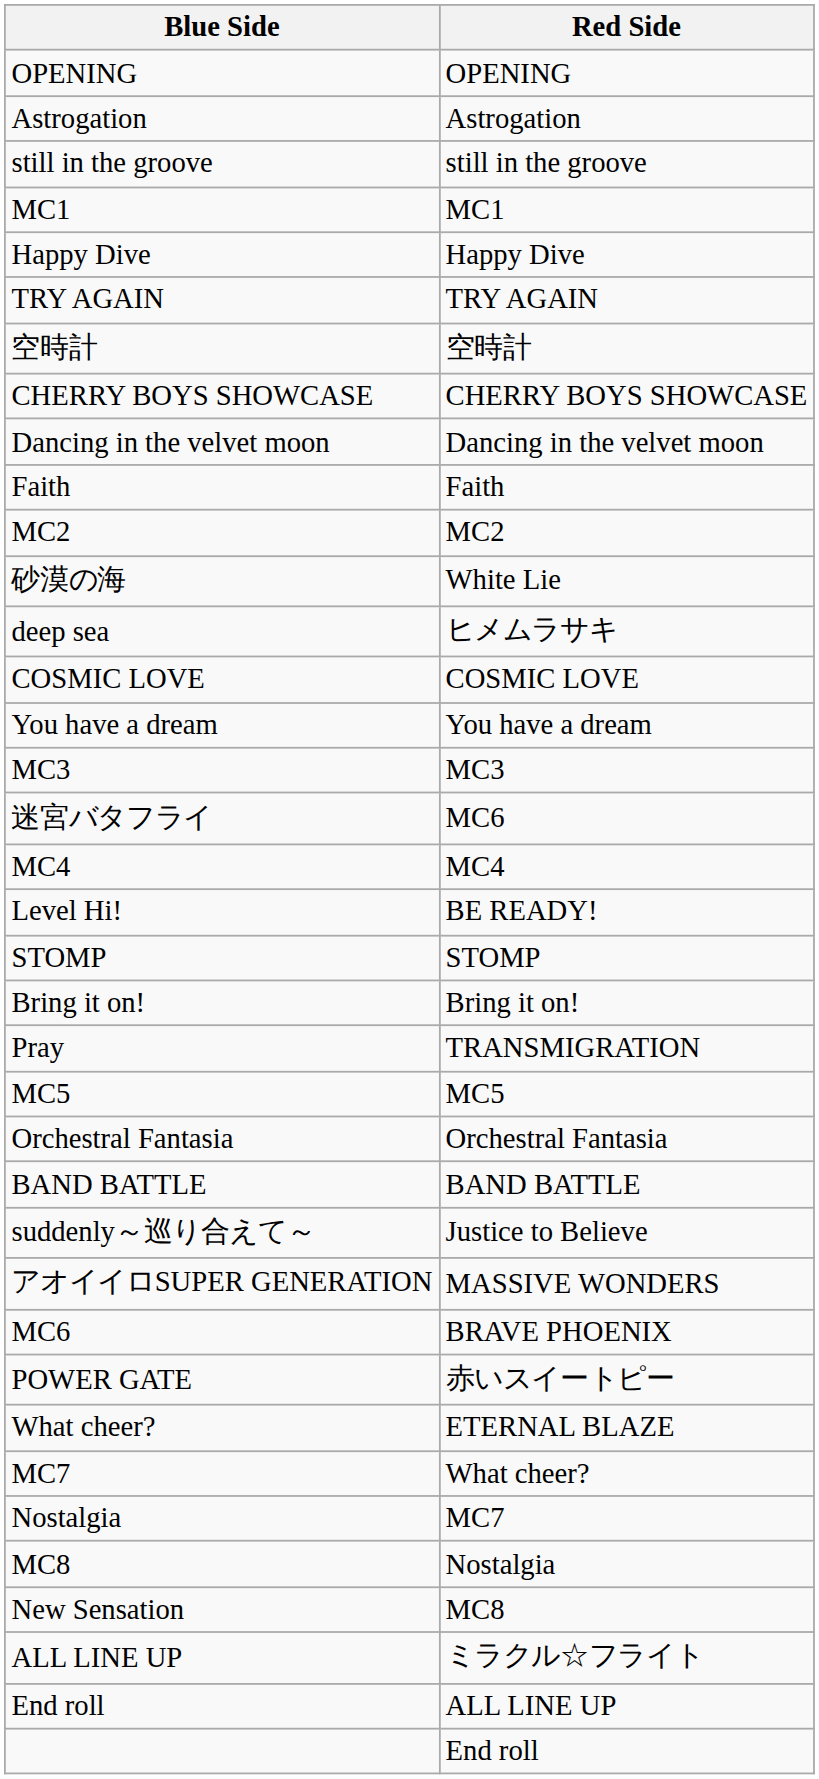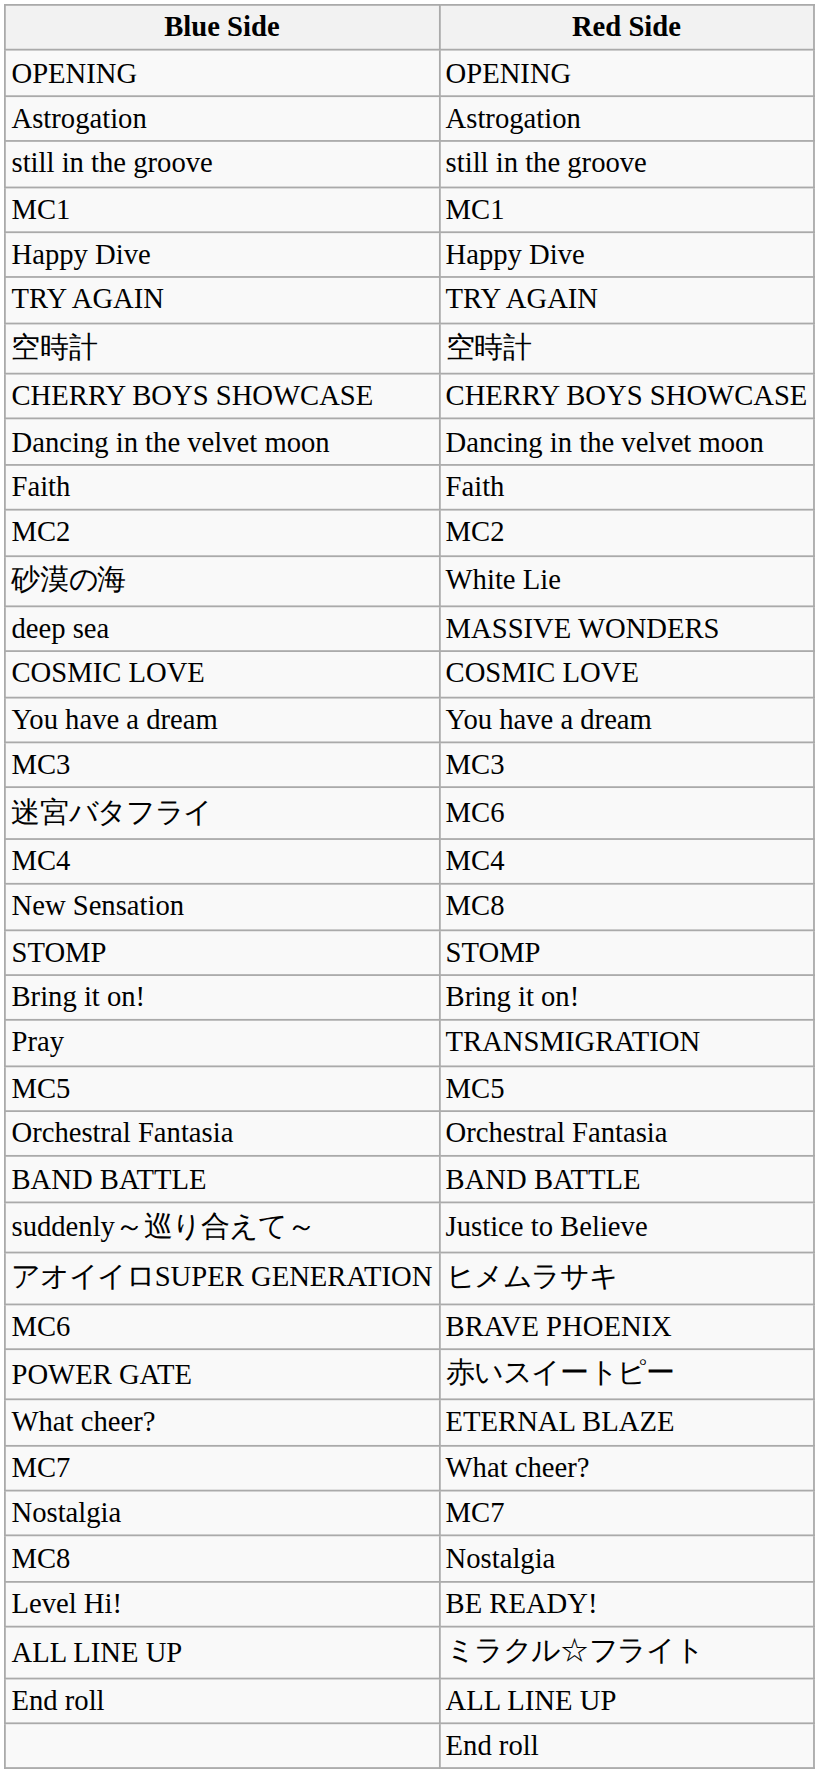(531, 630) ヒメムラサキ -> (583, 628) MASSIVE WONDERS
rows swapped: (67, 911) <-> (98, 1609)
(583, 1283) MASSIVE WONDERS -> (531, 1276) ヒメムラサキ
